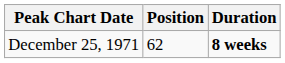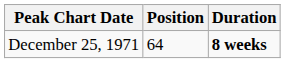(155, 44) 62 -> (155, 44) 64
